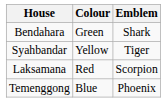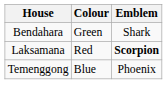- row: (39, 50)
(137, 69) normal -> (137, 50) bold
